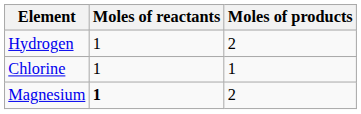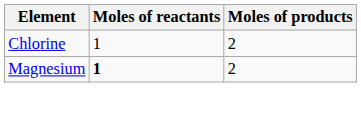- row: (41, 43)
(232, 69) 1 -> (232, 43) 2
